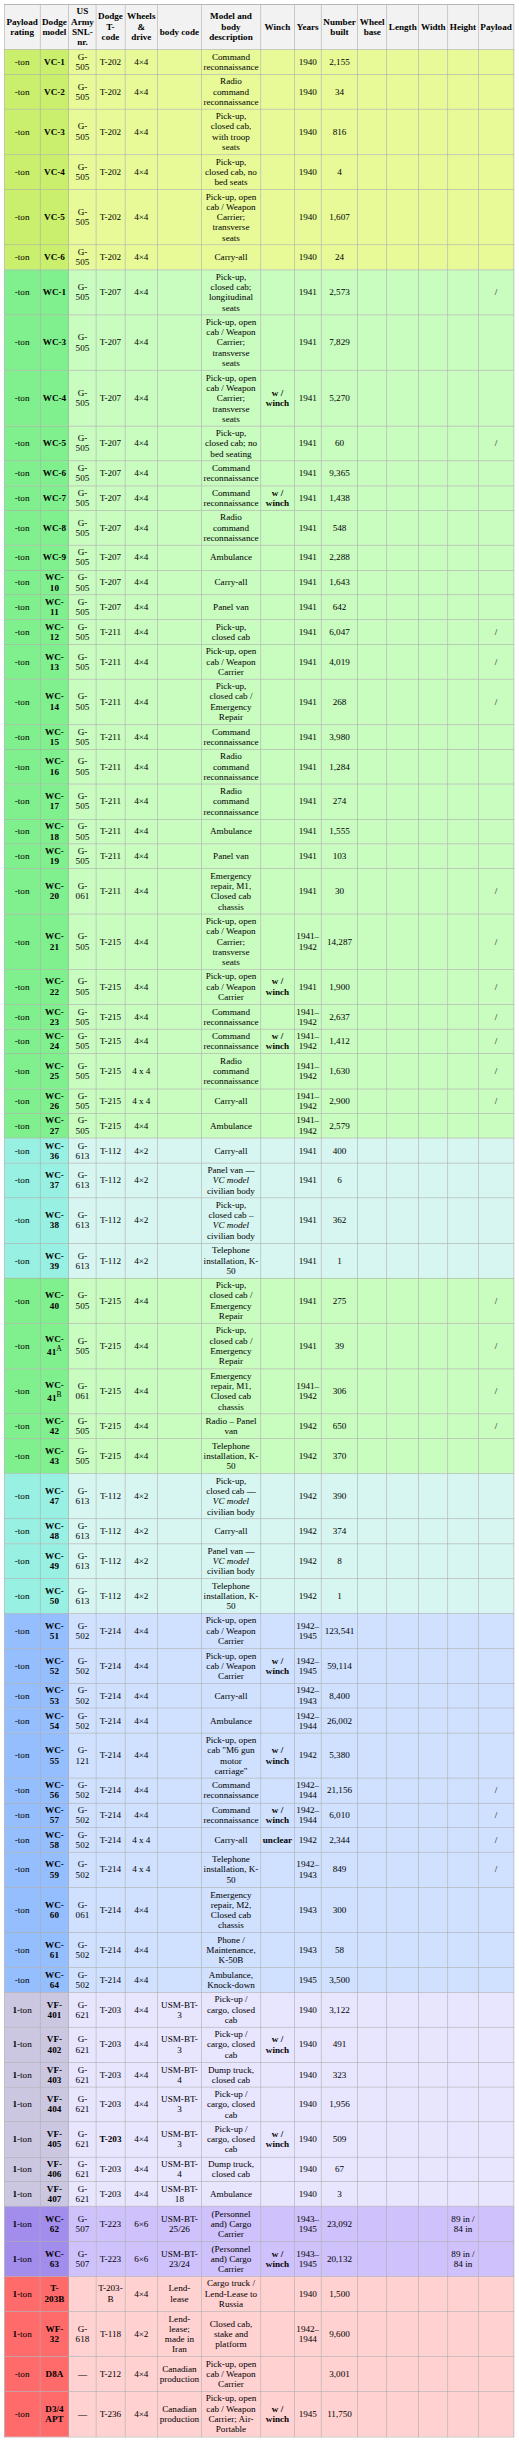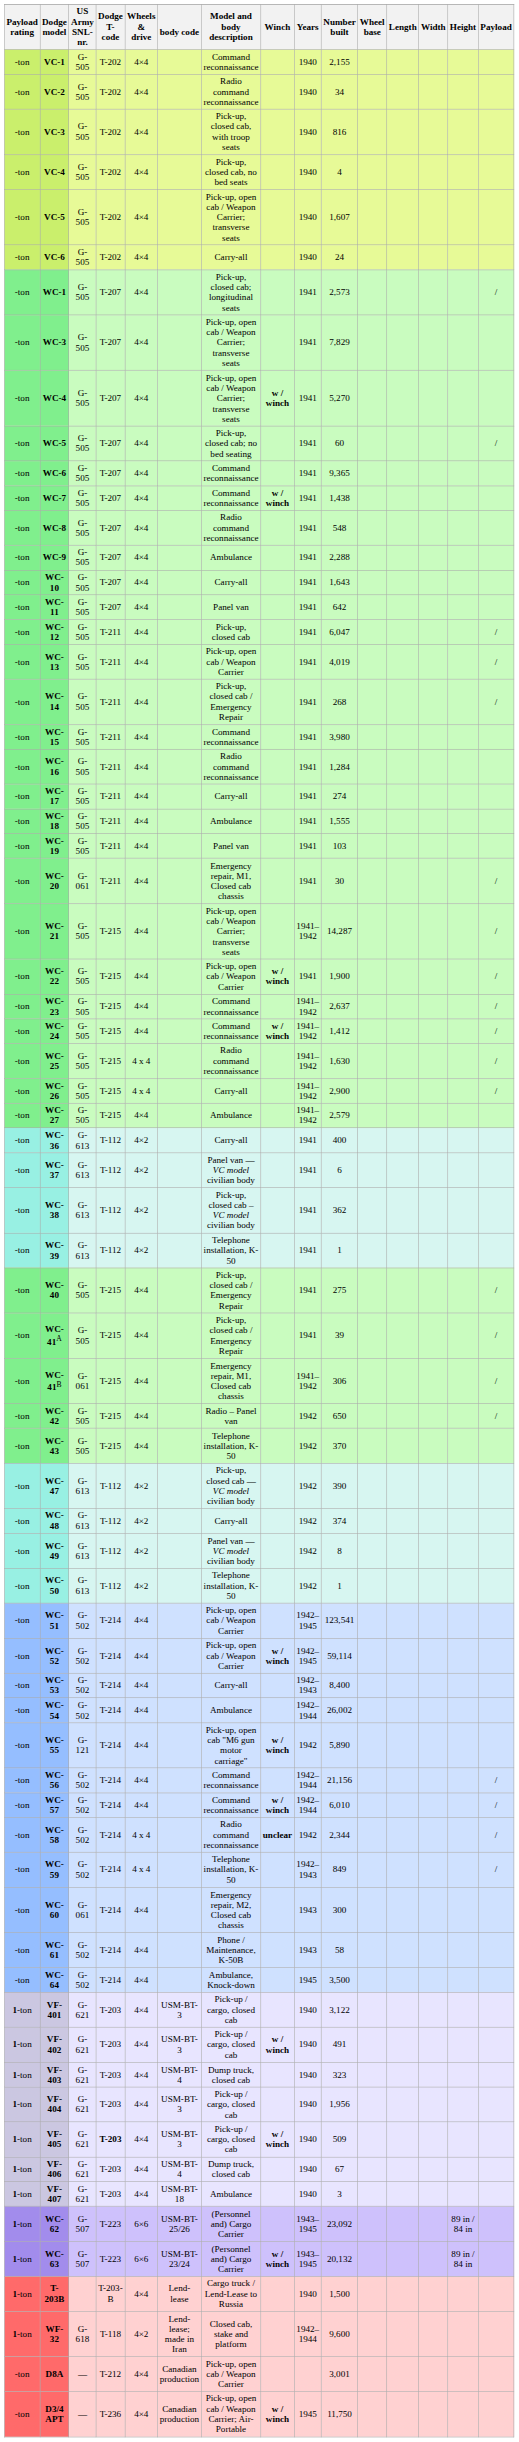(231, 801) Radio command reconnaissance -> (231, 796) Carry-all
(339, 1755) 5,380 -> (339, 1745) 5,890
(231, 1840) Carry-all -> (231, 1835) Radio command reconnaissance
